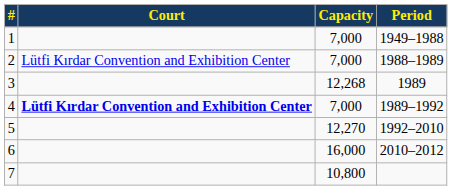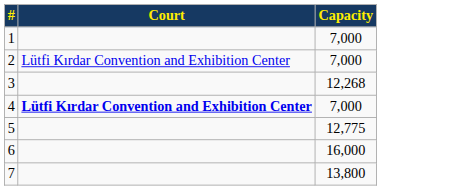- column: (412, 15)
(346, 128) 12,270 -> (346, 128) 12,775
(346, 173) 10,800 -> (346, 173) 13,800
